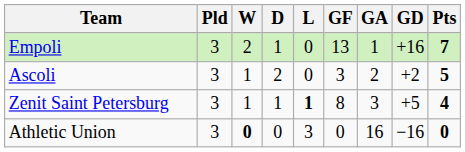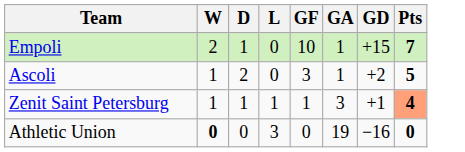- column: (215, 18)
(340, 47) 13 -> (306, 47) 10
(410, 47) +16 -> (376, 47) +15
(374, 75) 2 -> (340, 75) 1
(308, 103) bold -> (274, 103) normal
(340, 103) 8 -> (306, 103) 1
(410, 103) +5 -> (376, 103) +1
(444, 103) no background -> (410, 103) lightsalmon background
(374, 132) 16 -> (340, 132) 19
